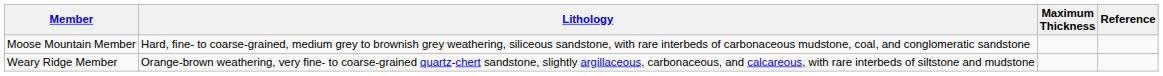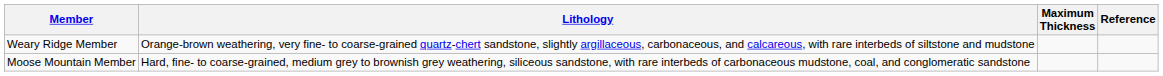rows swapped: (71, 44) <-> (62, 62)
